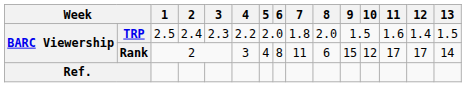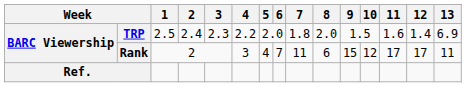(447, 33) 1.5 -> (447, 33) 6.9
(279, 53) 8 -> (279, 53) 7
(447, 53) 14 -> (447, 53) 11
